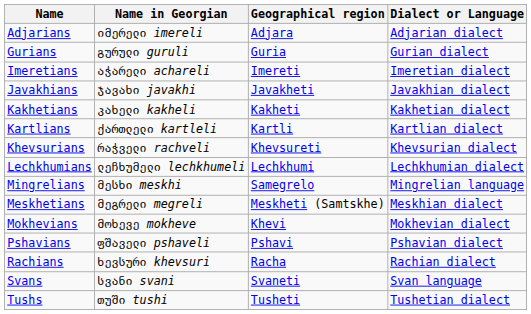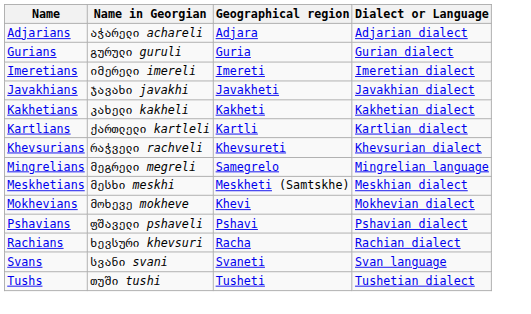(150, 33) იმერელი imereli -> (147, 33) აჭარელი achareli
(154, 71) აჭარელი achareli -> (143, 71) იმერელი imereli
- row: (49, 167)
(140, 186) მესხი meskhi -> (143, 167) მეგრელი megreli
(150, 205) მეგრელი megreli -> (133, 186) მესხი meskhi
